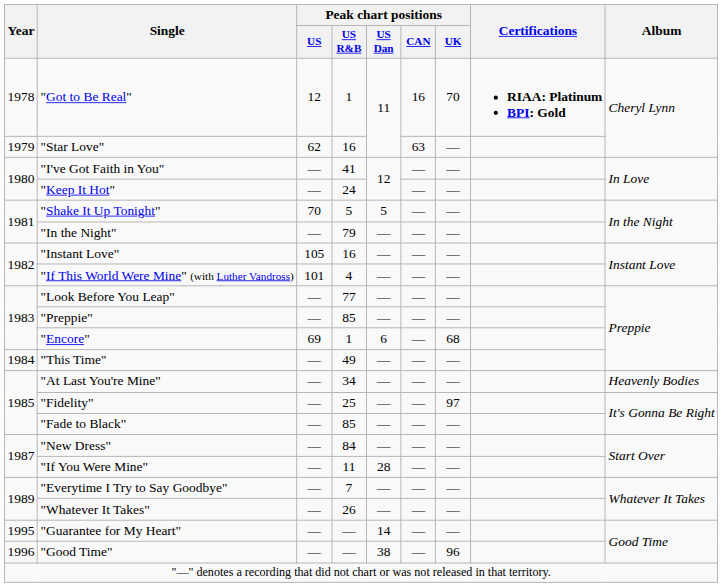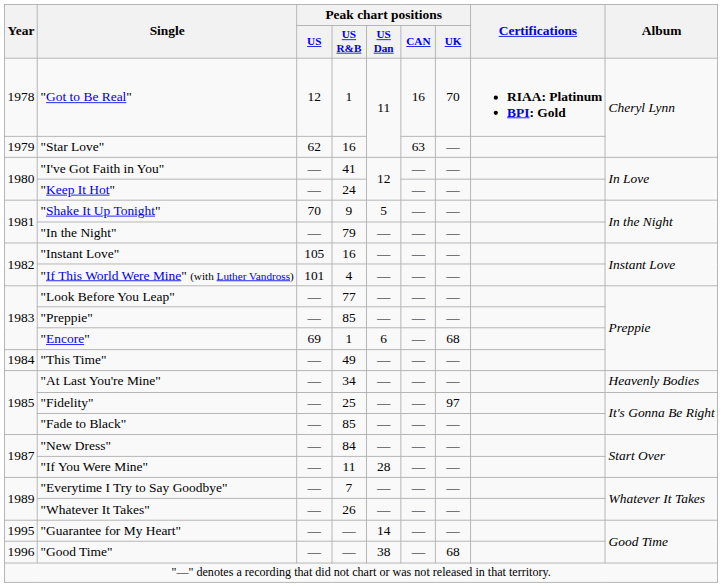(349, 211) 5 -> (349, 211) 9
(453, 552) 96 -> (453, 552) 68
